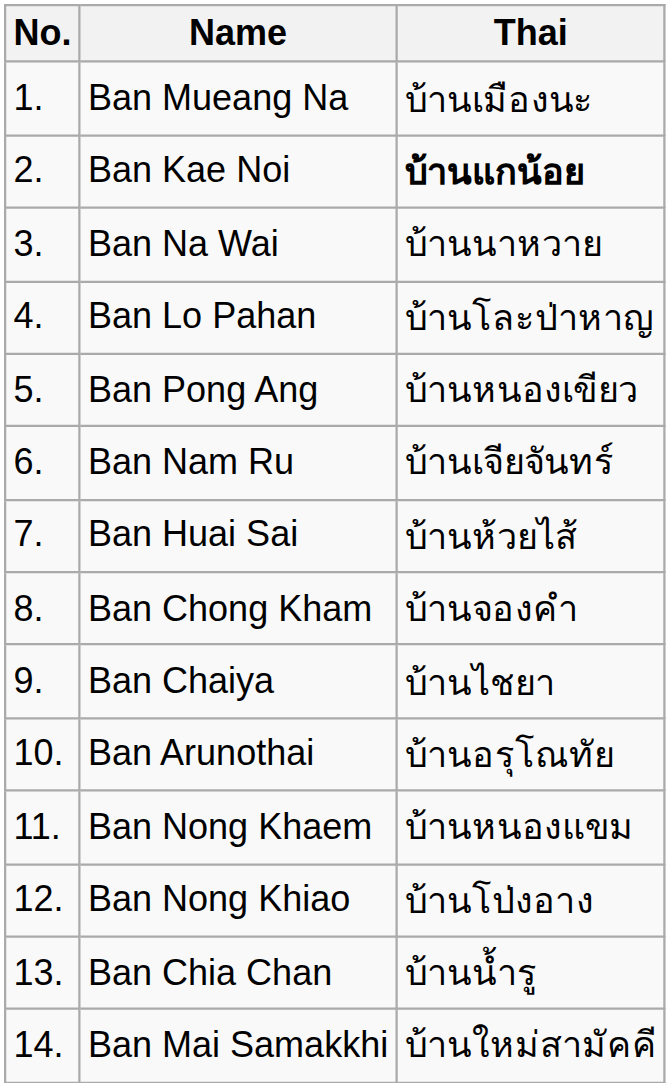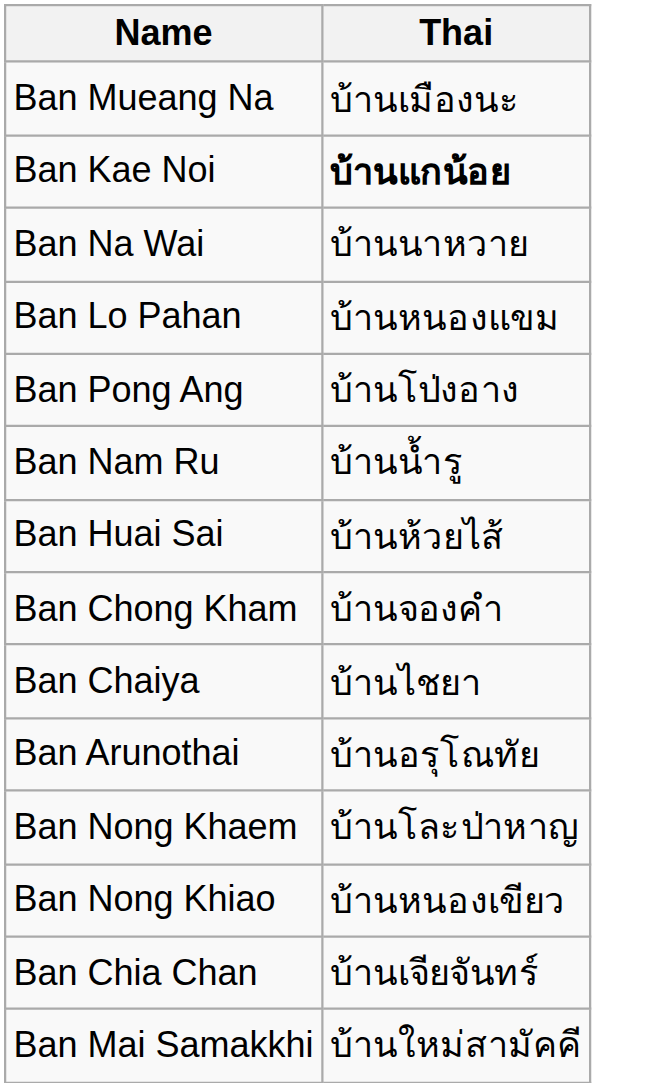- column: (42, 33)
(530, 317) บ้านโละป่าหาญ -> (445, 317) บ้านหนองแขม
(522, 390) บ้านหนองเขียว -> (425, 390) บ้านโป่งอาง
(509, 463) บ้านเจียจันทร์ -> (397, 463) บ้านน้ำรู
(519, 827) บ้านหนองแขม -> (455, 827) บ้านโละป่าหาญ
(499, 900) บ้านโป่งอาง -> (447, 900) บ้านหนองเขียว
(471, 973) บ้านน้ำรู -> (435, 973) บ้านเจียจันทร์
